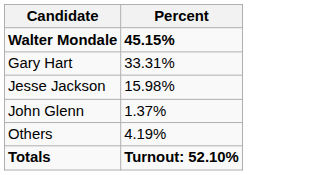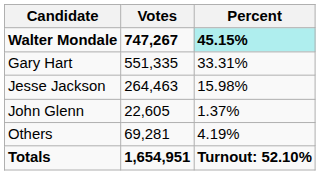+ column: (157, 16)
(149, 39) no background -> (222, 39) paleturquoise background
